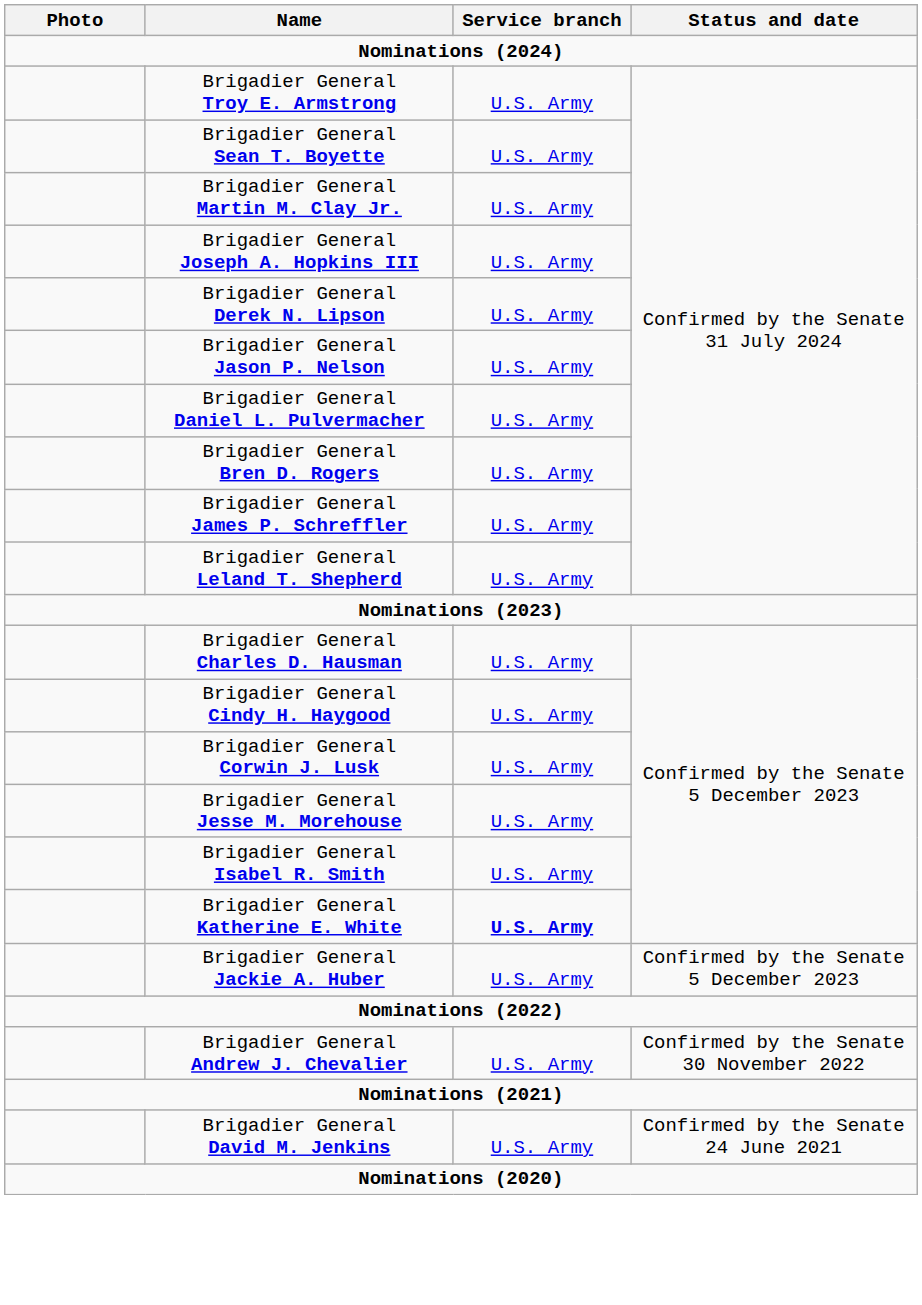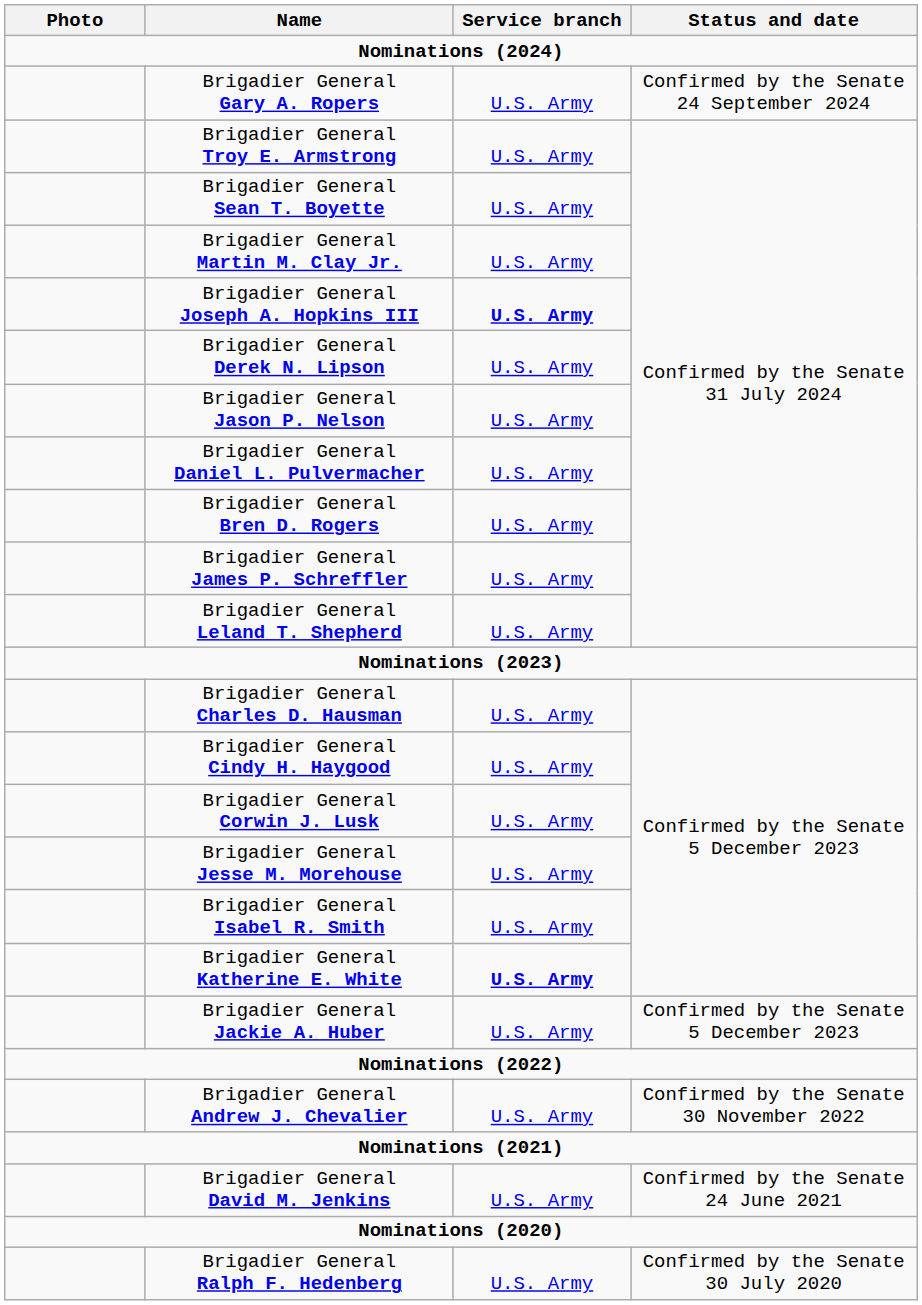+ row: (299, 93)
(542, 262) normal -> (542, 315) bold
+ row: (299, 1273)
